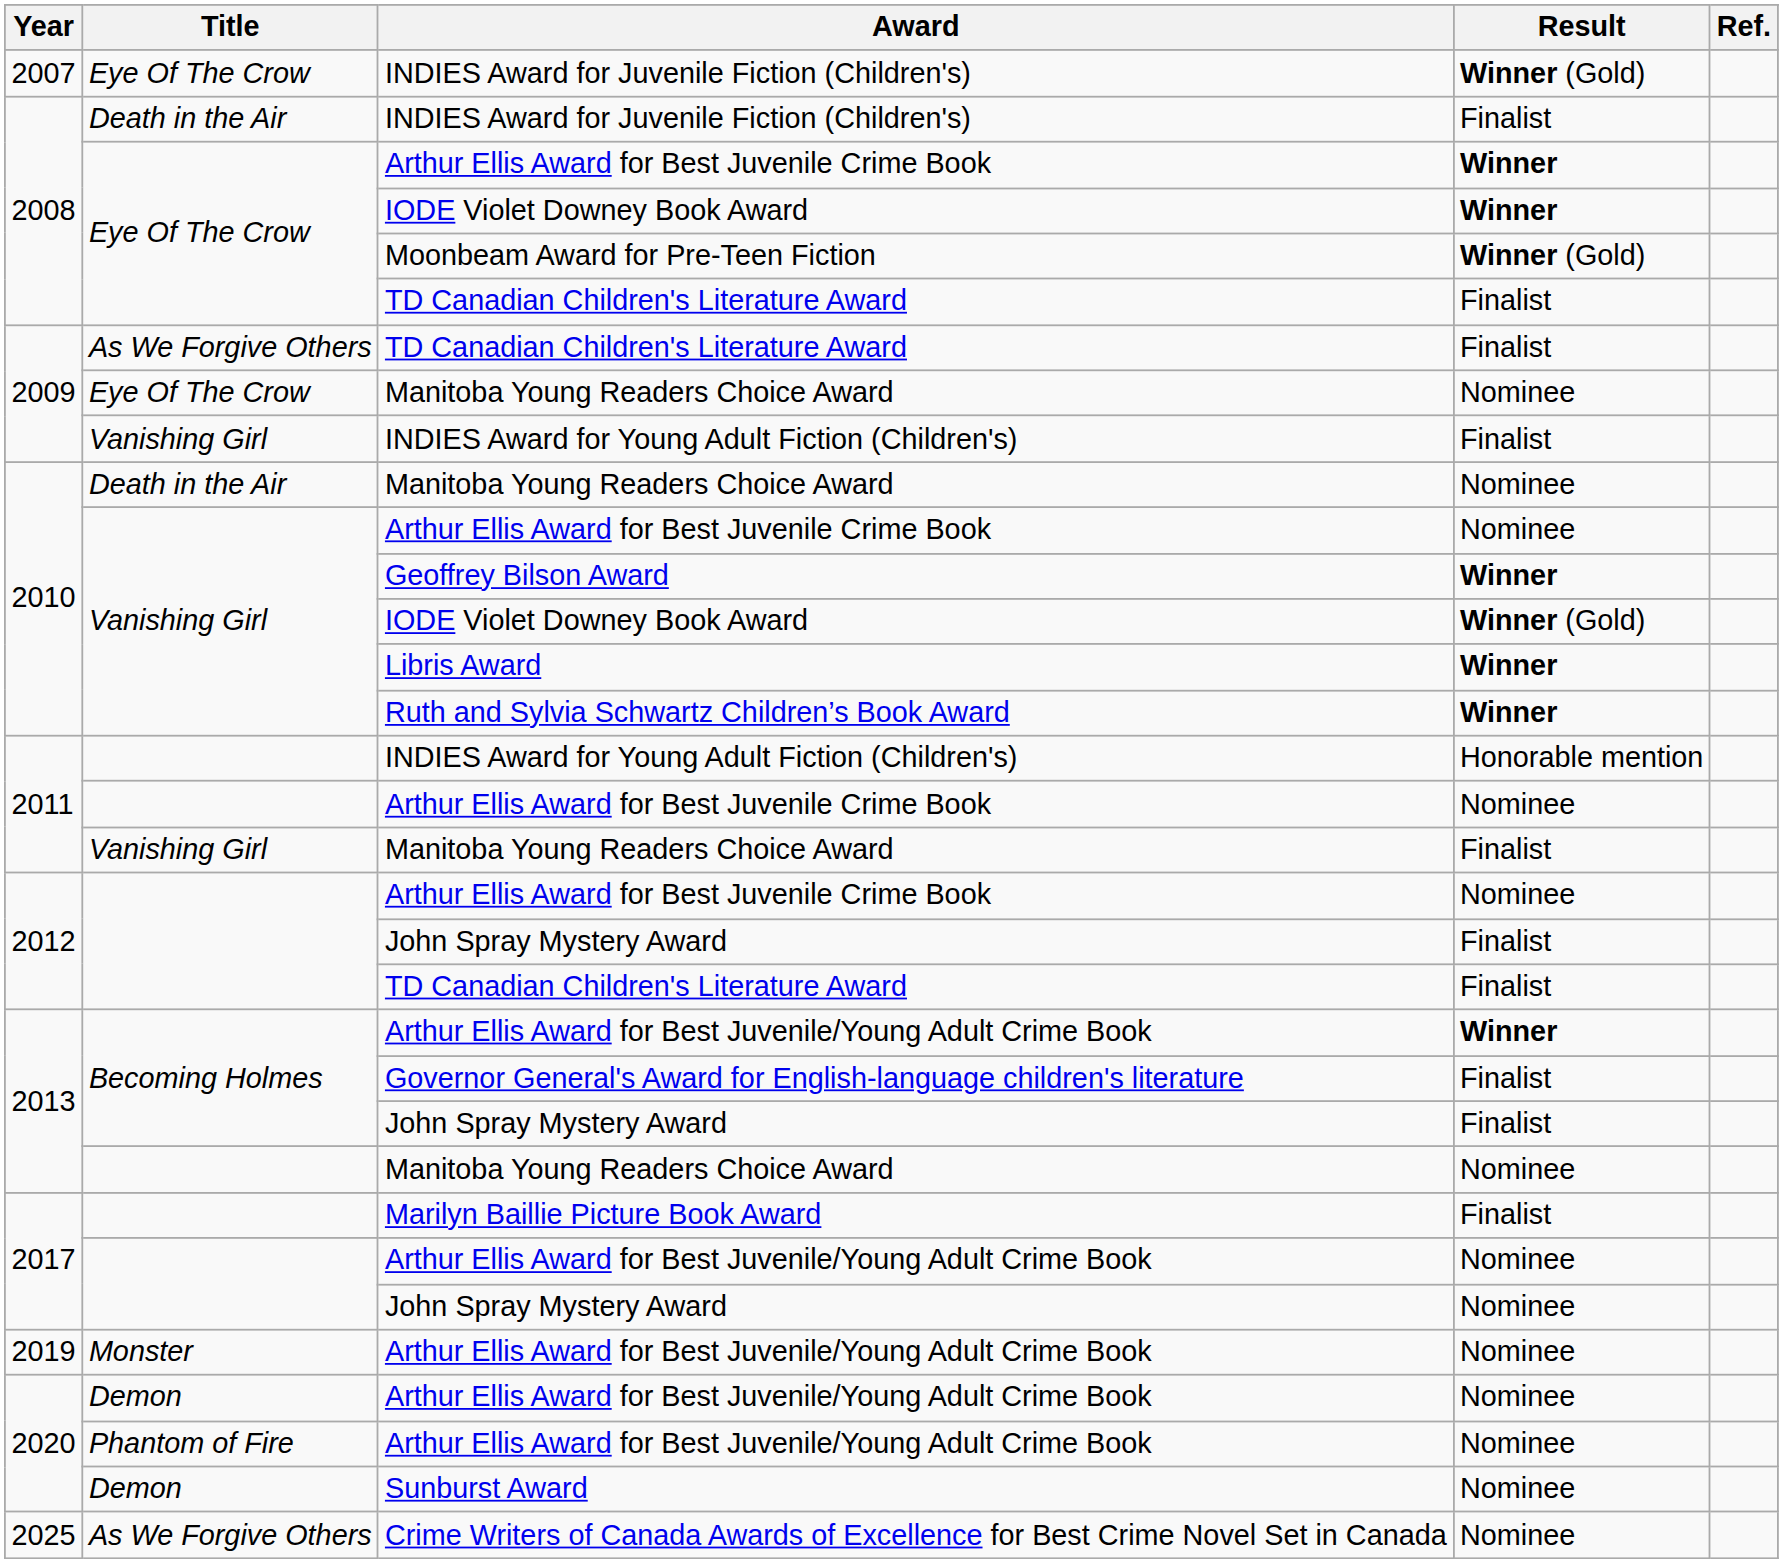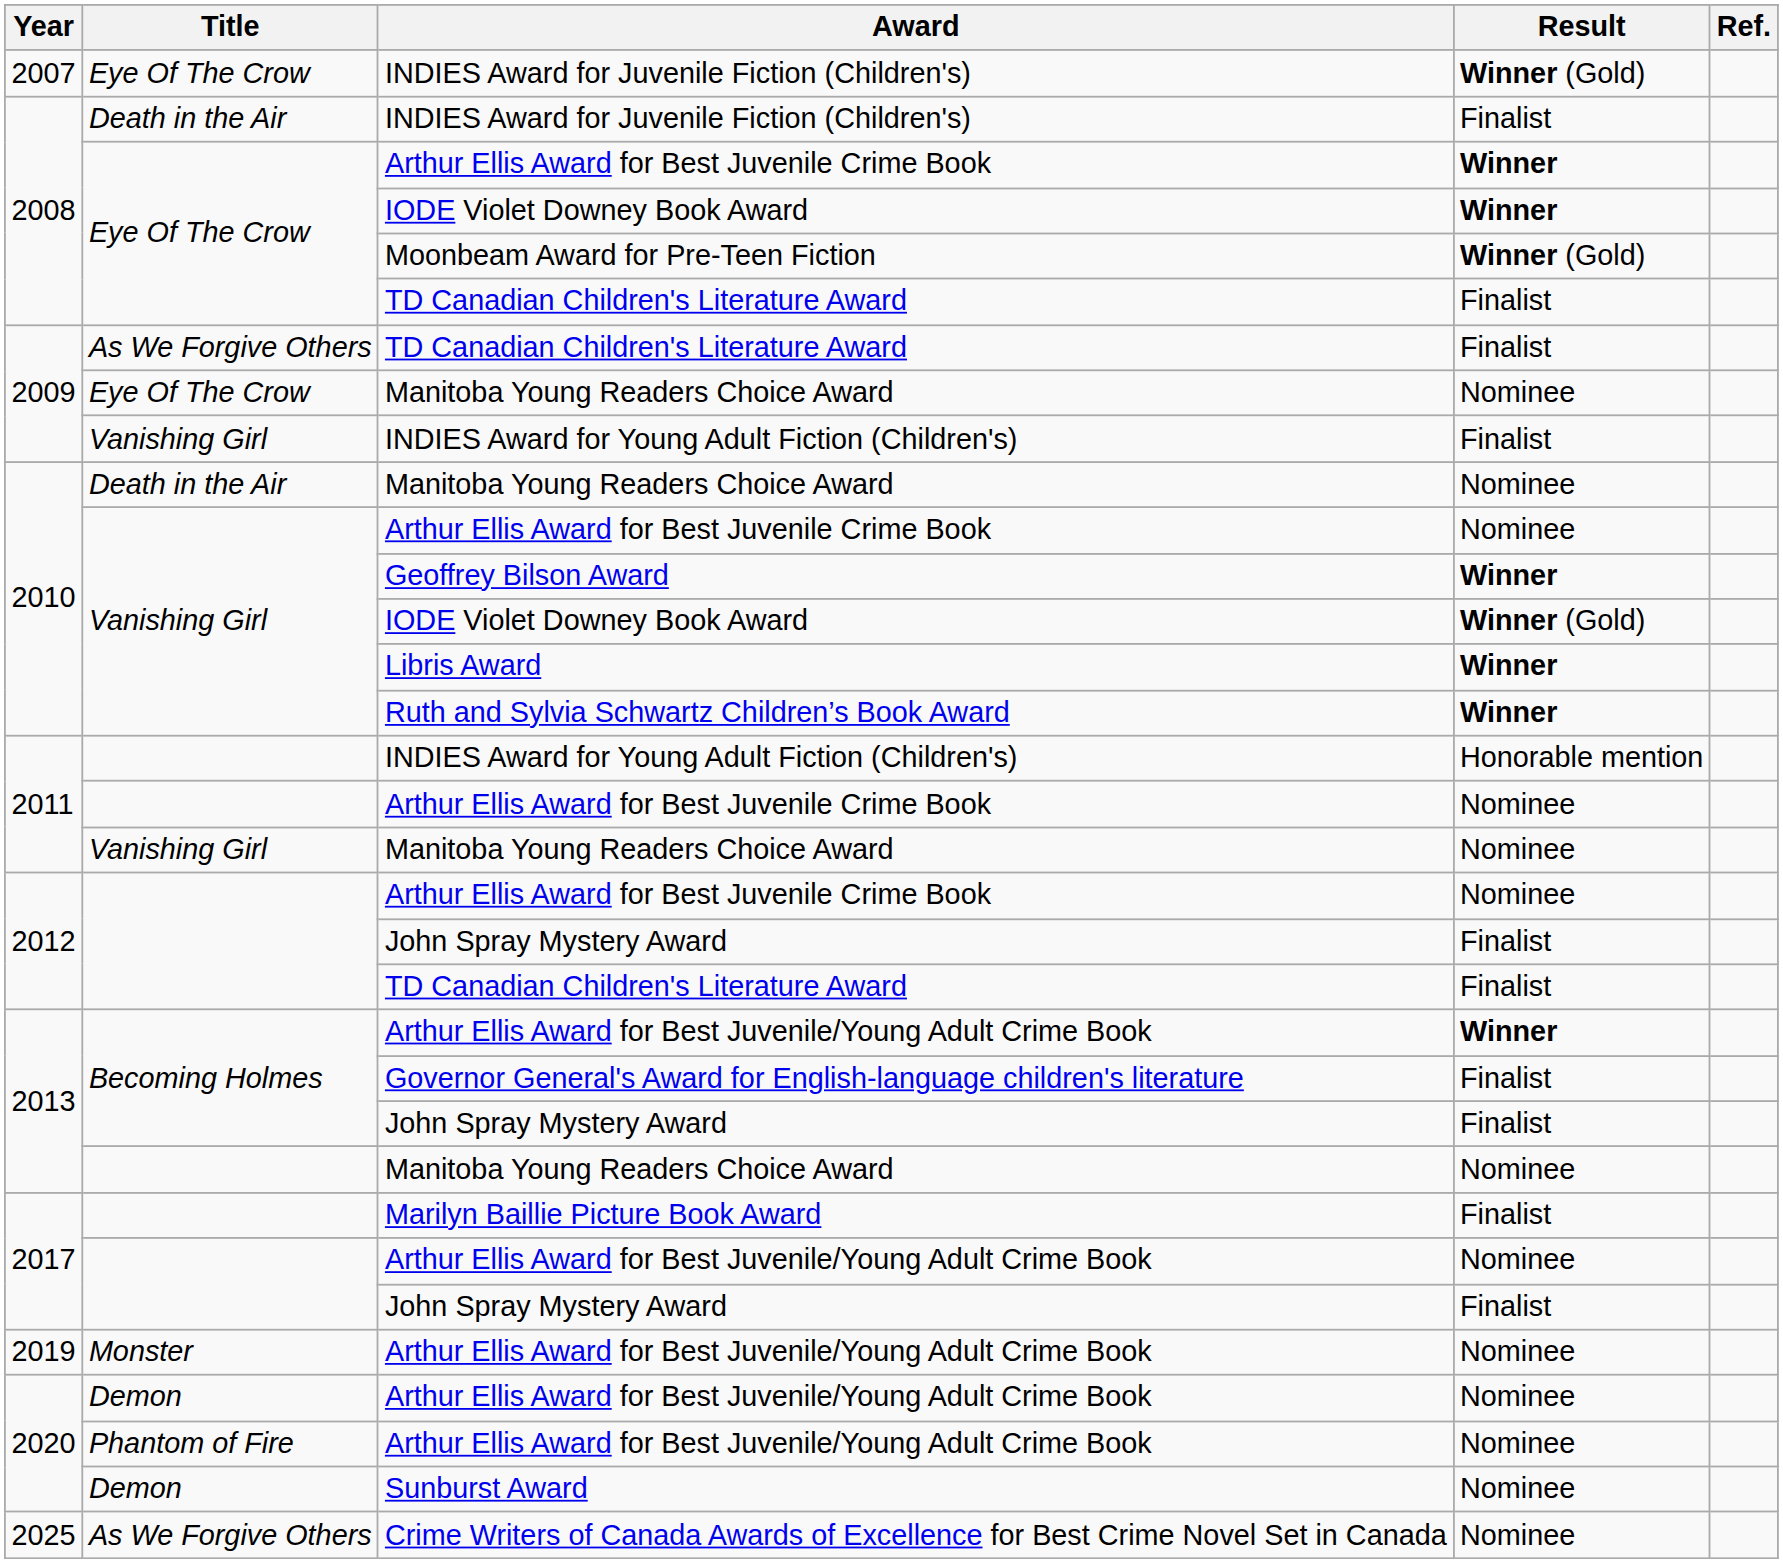(1506, 849) Finalist -> (1518, 849) Nominee
(1518, 1306) Nominee -> (1506, 1306) Finalist
